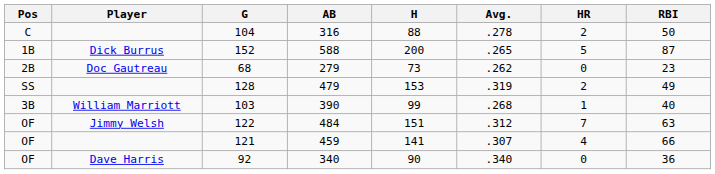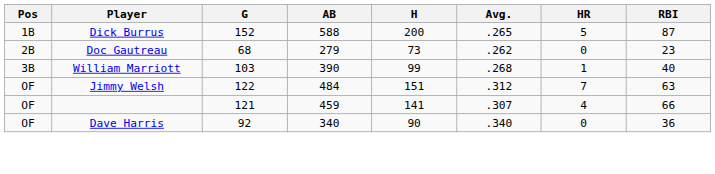- row: (245, 32)
- row: (245, 86)
